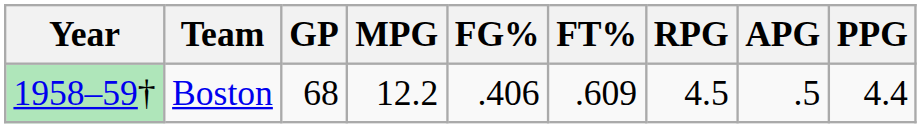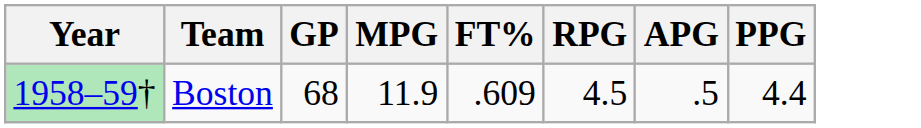- column: (497, 34)
(407, 92) 12.2 -> (408, 92) 11.9
